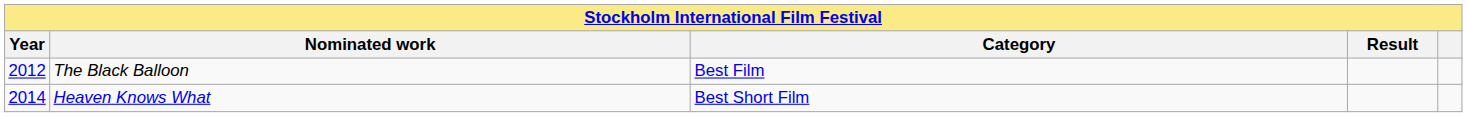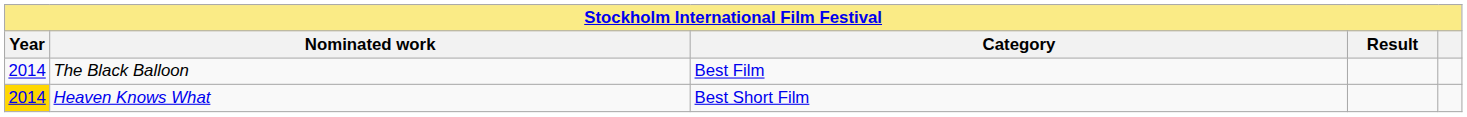(27, 71) 2012 -> (27, 71) 2014
(27, 97) no background -> (27, 97) gold background
